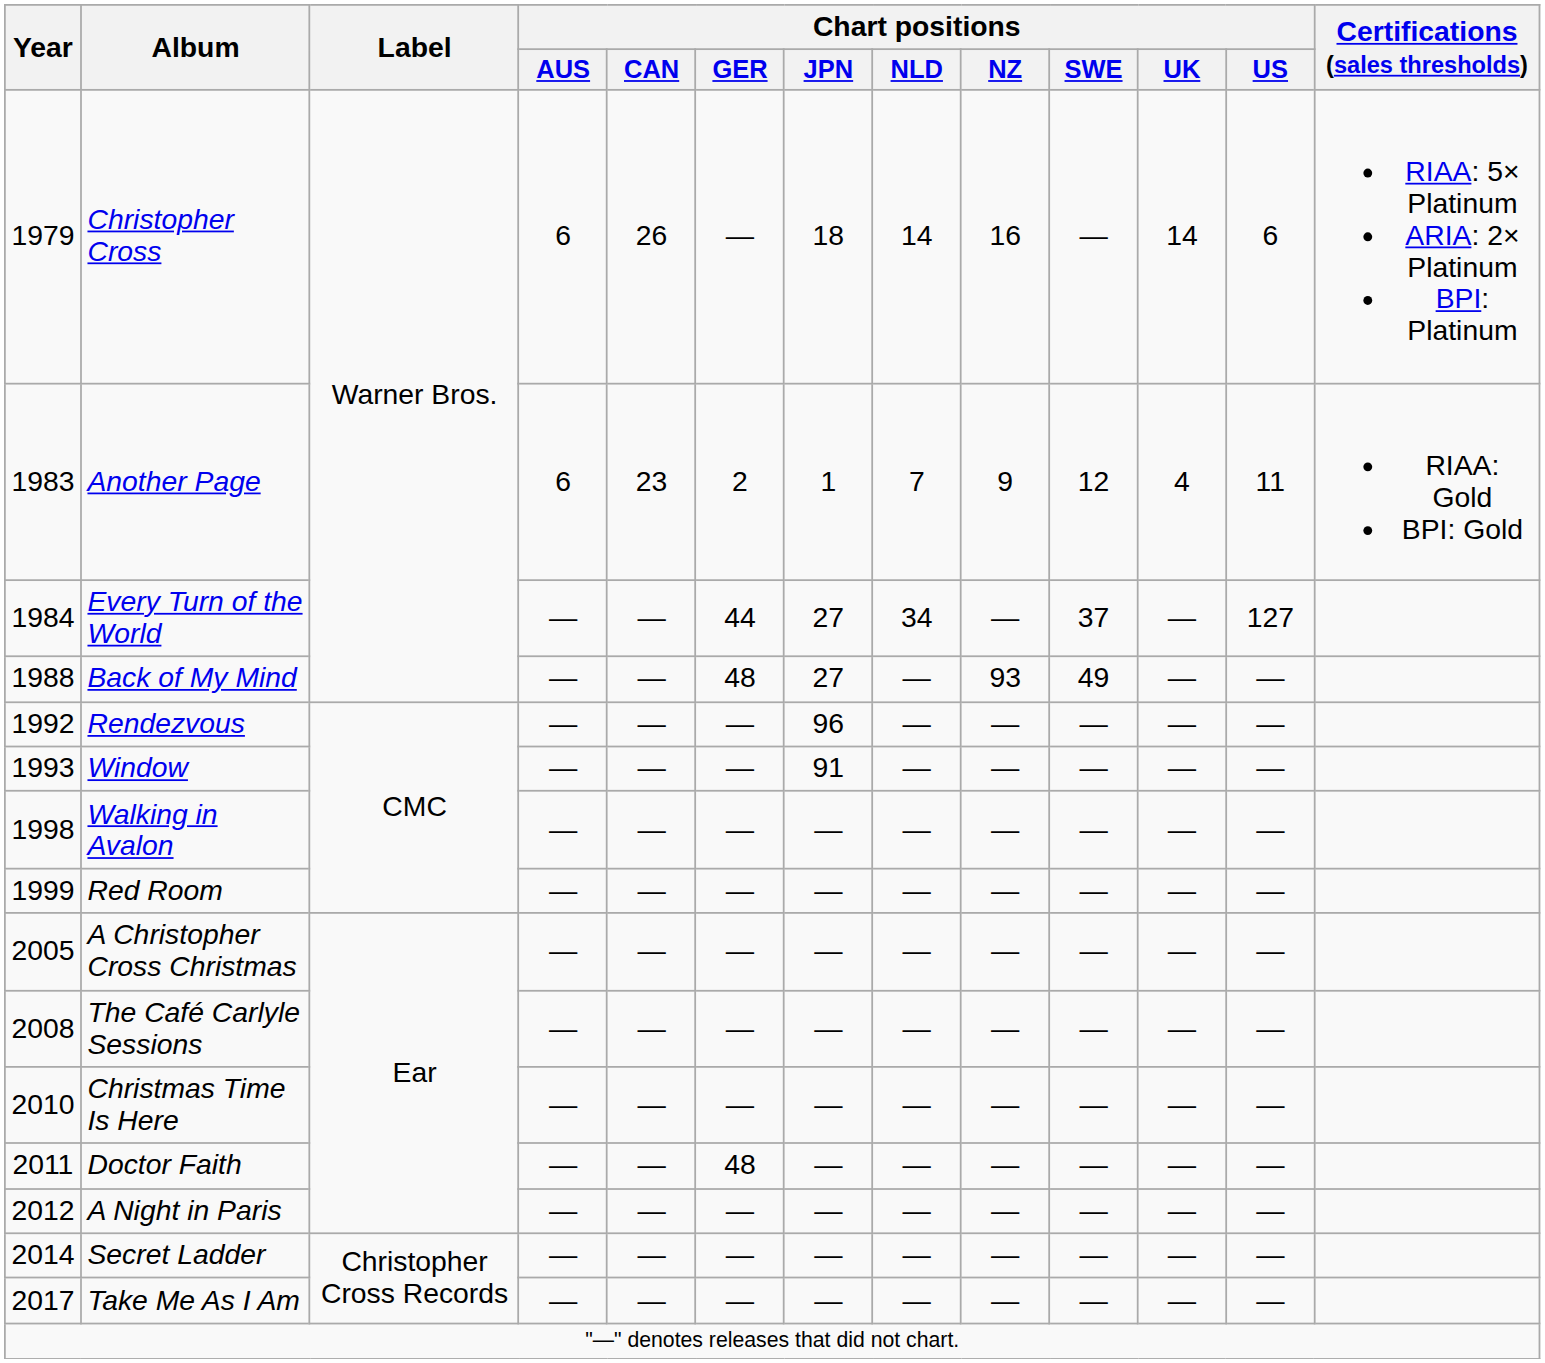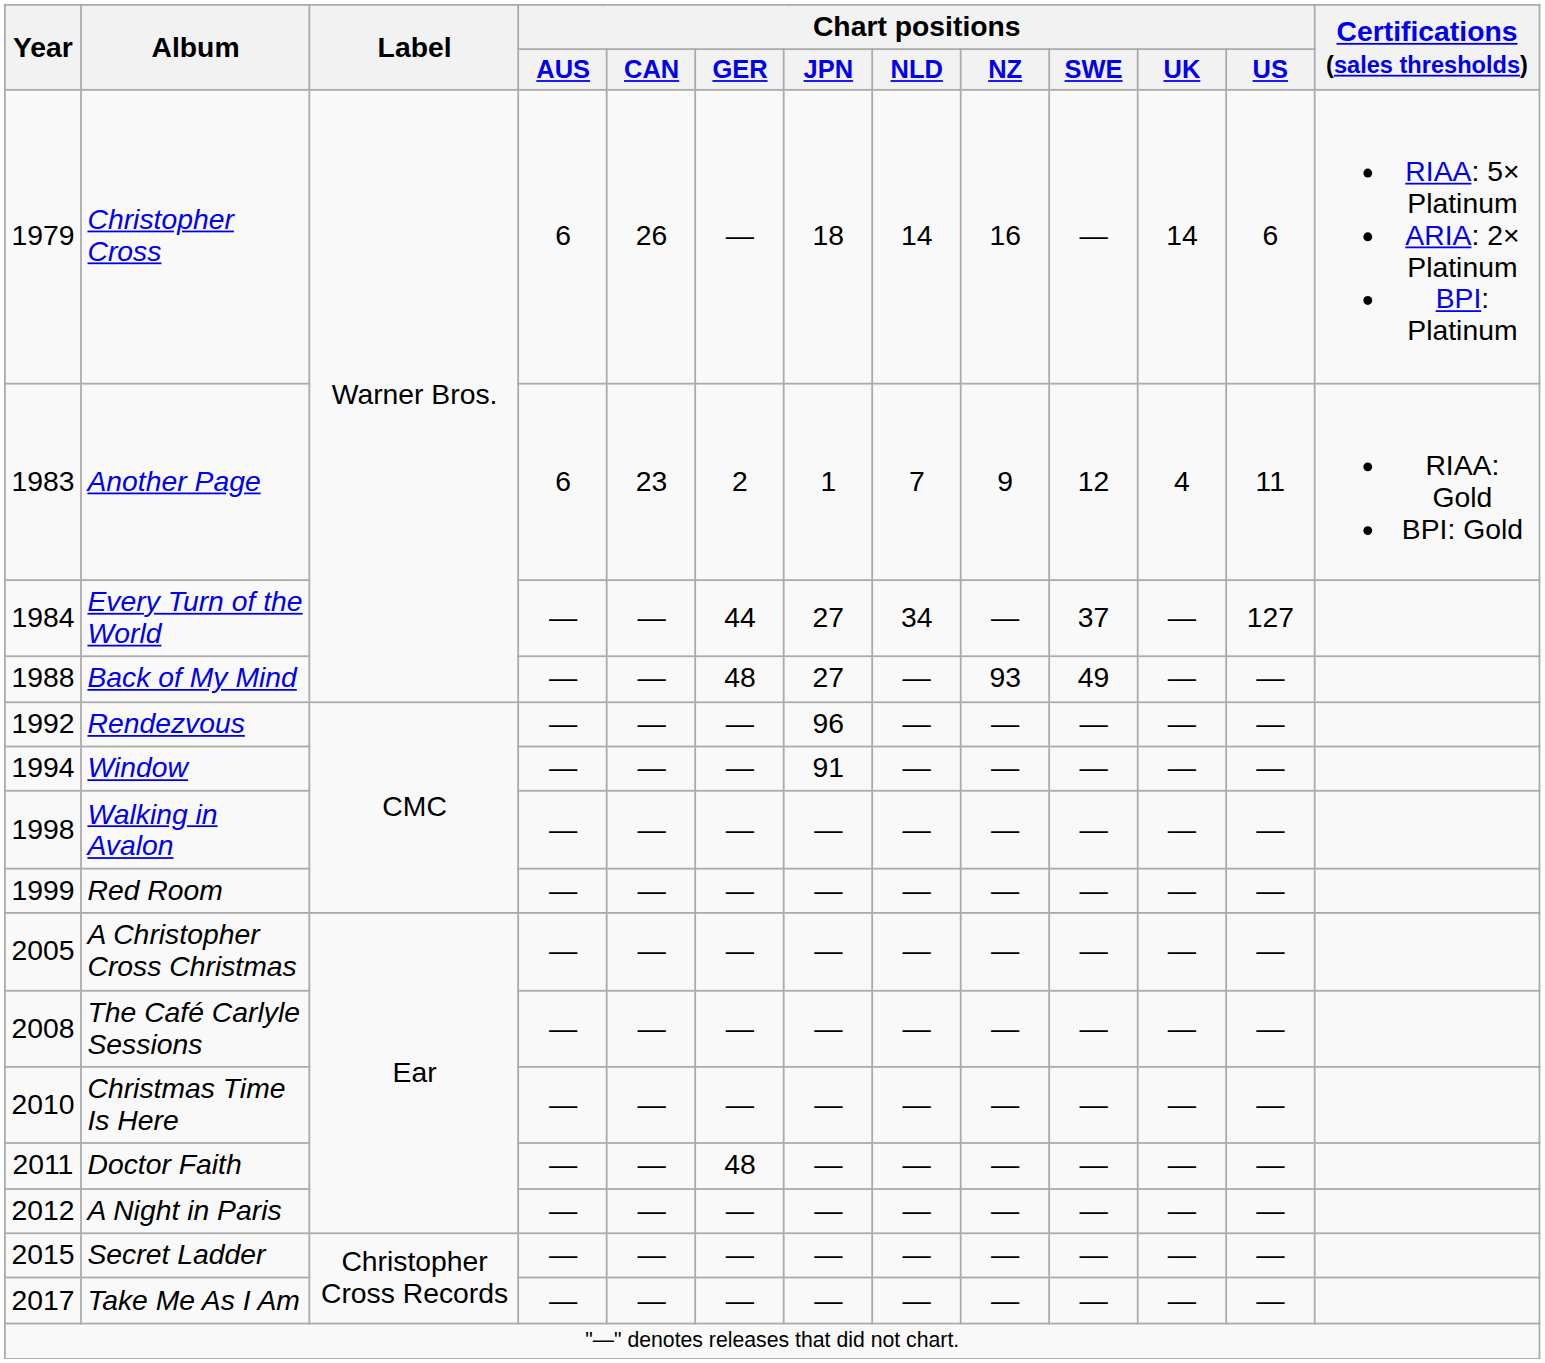(43, 768) 1993 -> (43, 768) 1994
(43, 1255) 2014 -> (43, 1255) 2015
